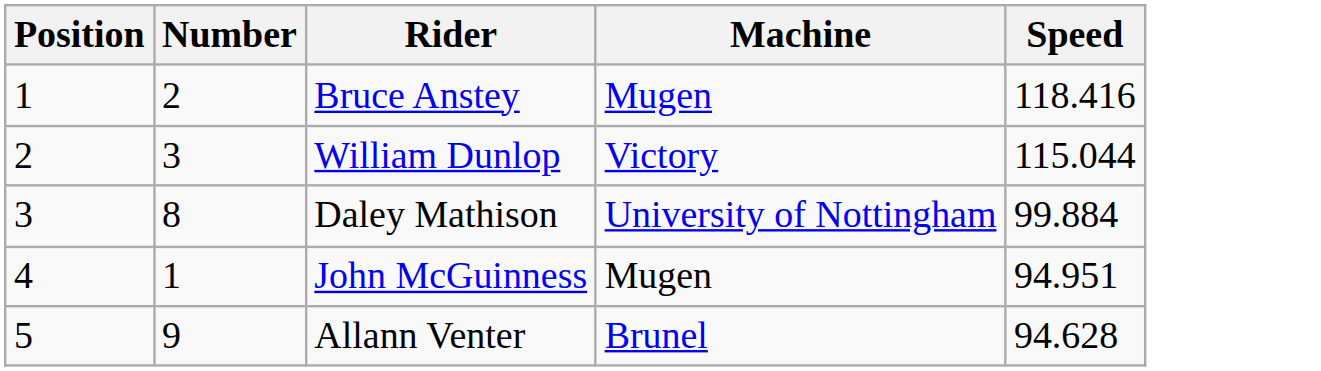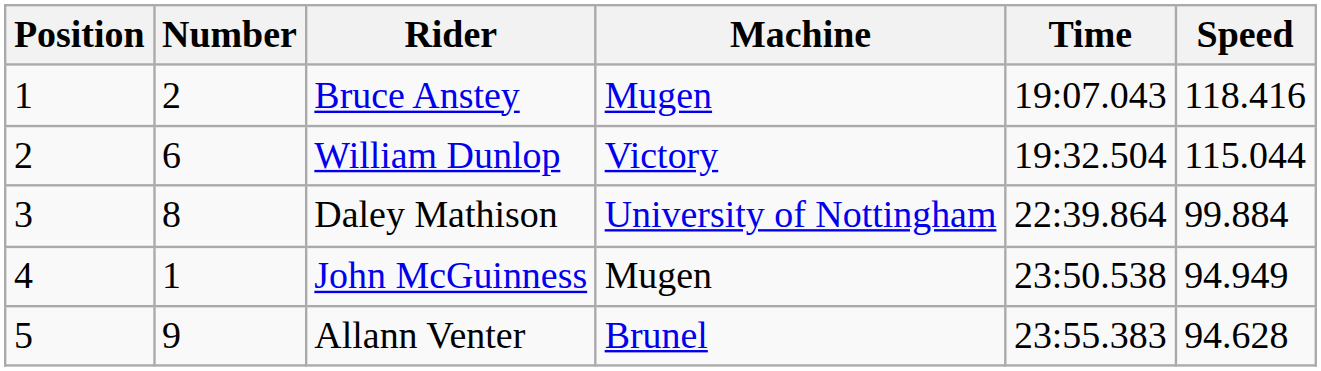+ column: (1090, 34)
(172, 154) 3 -> (172, 154) 6
(1066, 275) 94.951 -> (1236, 275) 94.949
